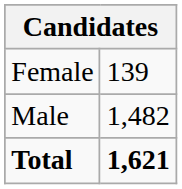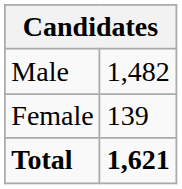rows swapped: (40, 115) <-> (53, 71)
